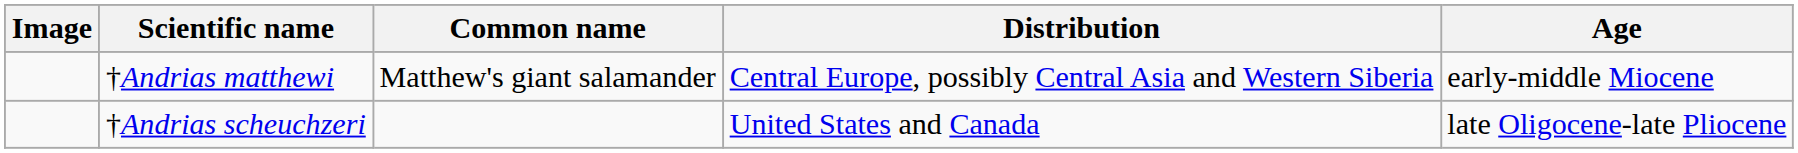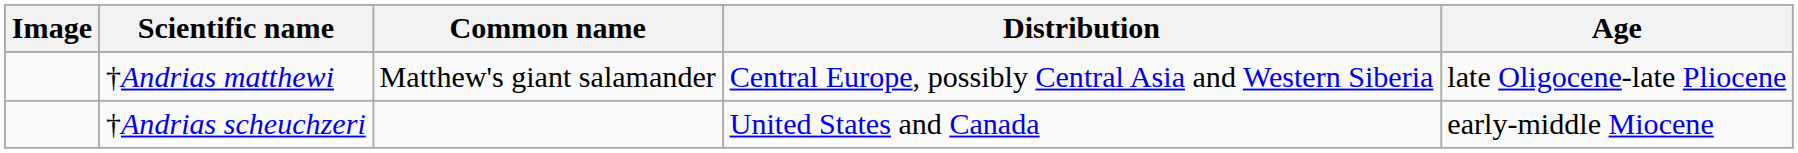(1581, 76) early-middle Miocene -> (1617, 76) late Oligocene-late Pliocene
(1617, 123) late Oligocene-late Pliocene -> (1581, 123) early-middle Miocene
